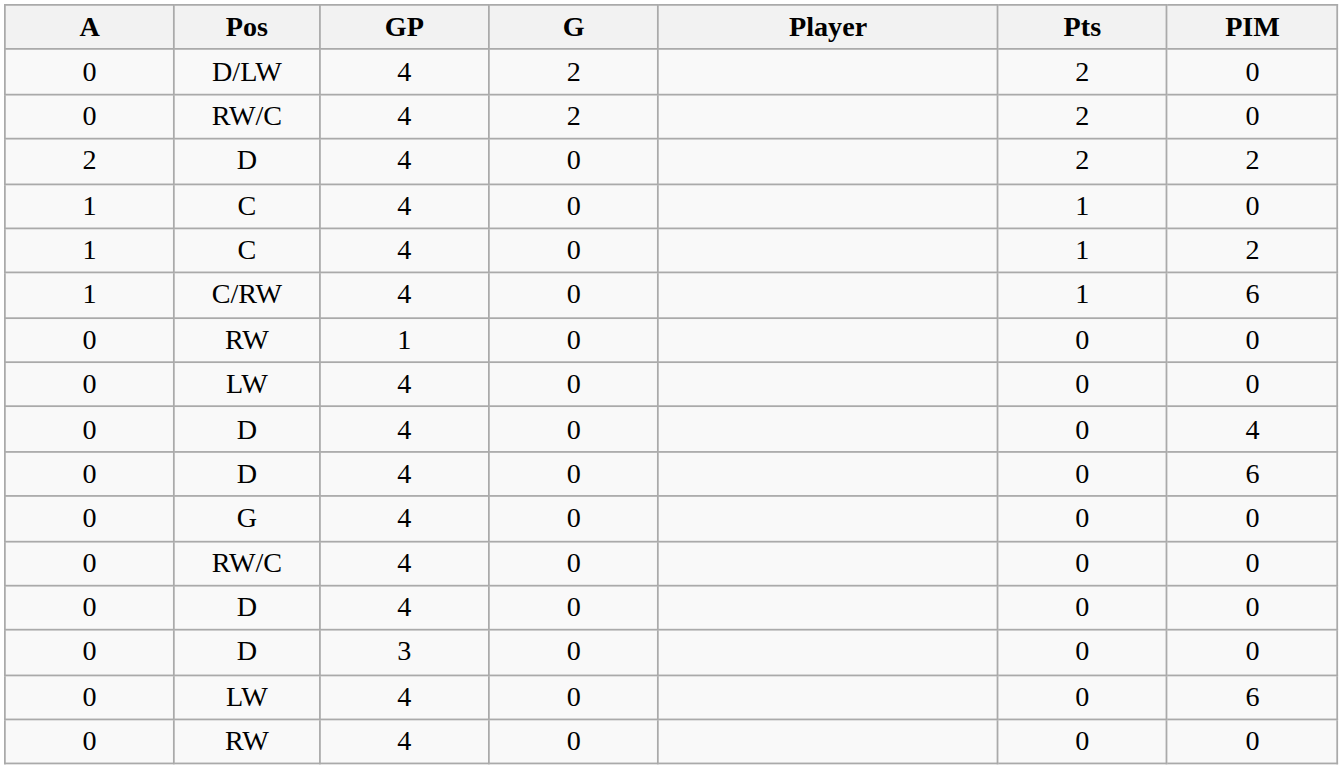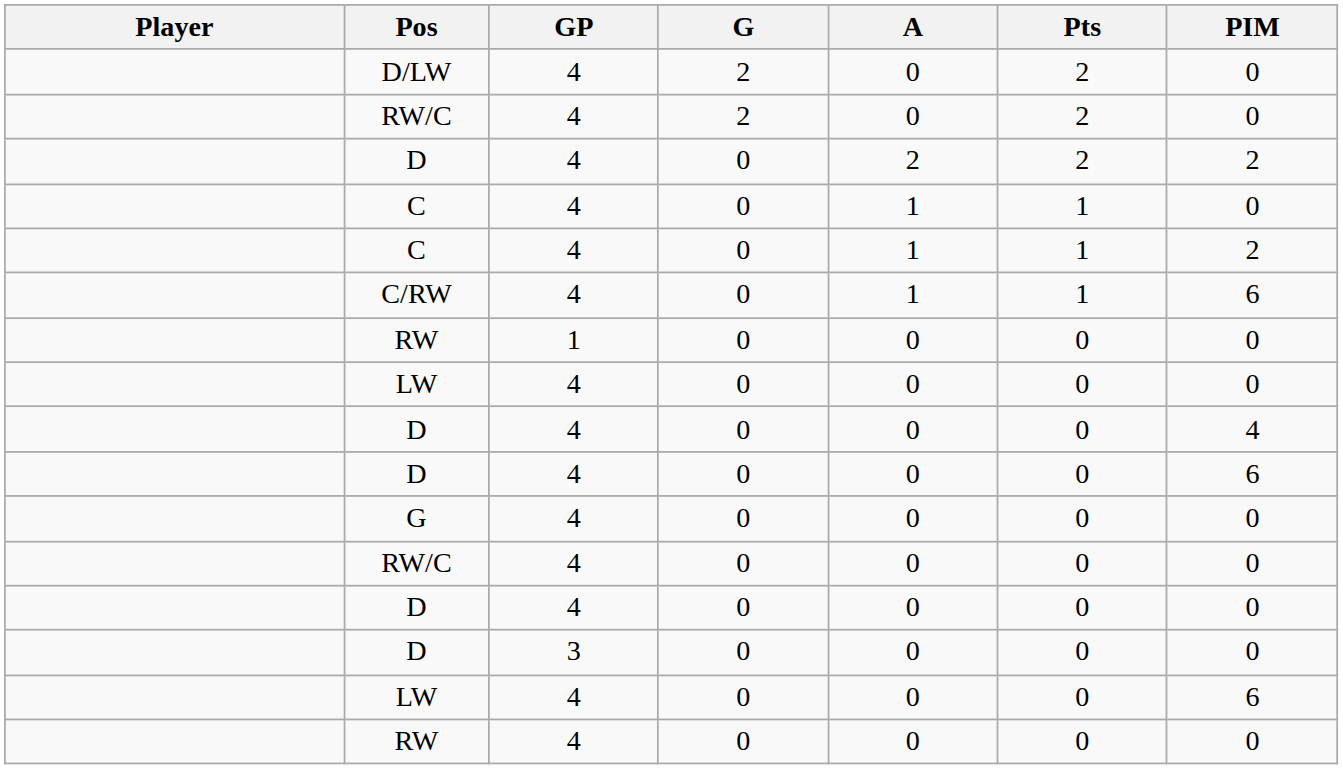columns swapped: (828, 26) <-> (90, 26)
